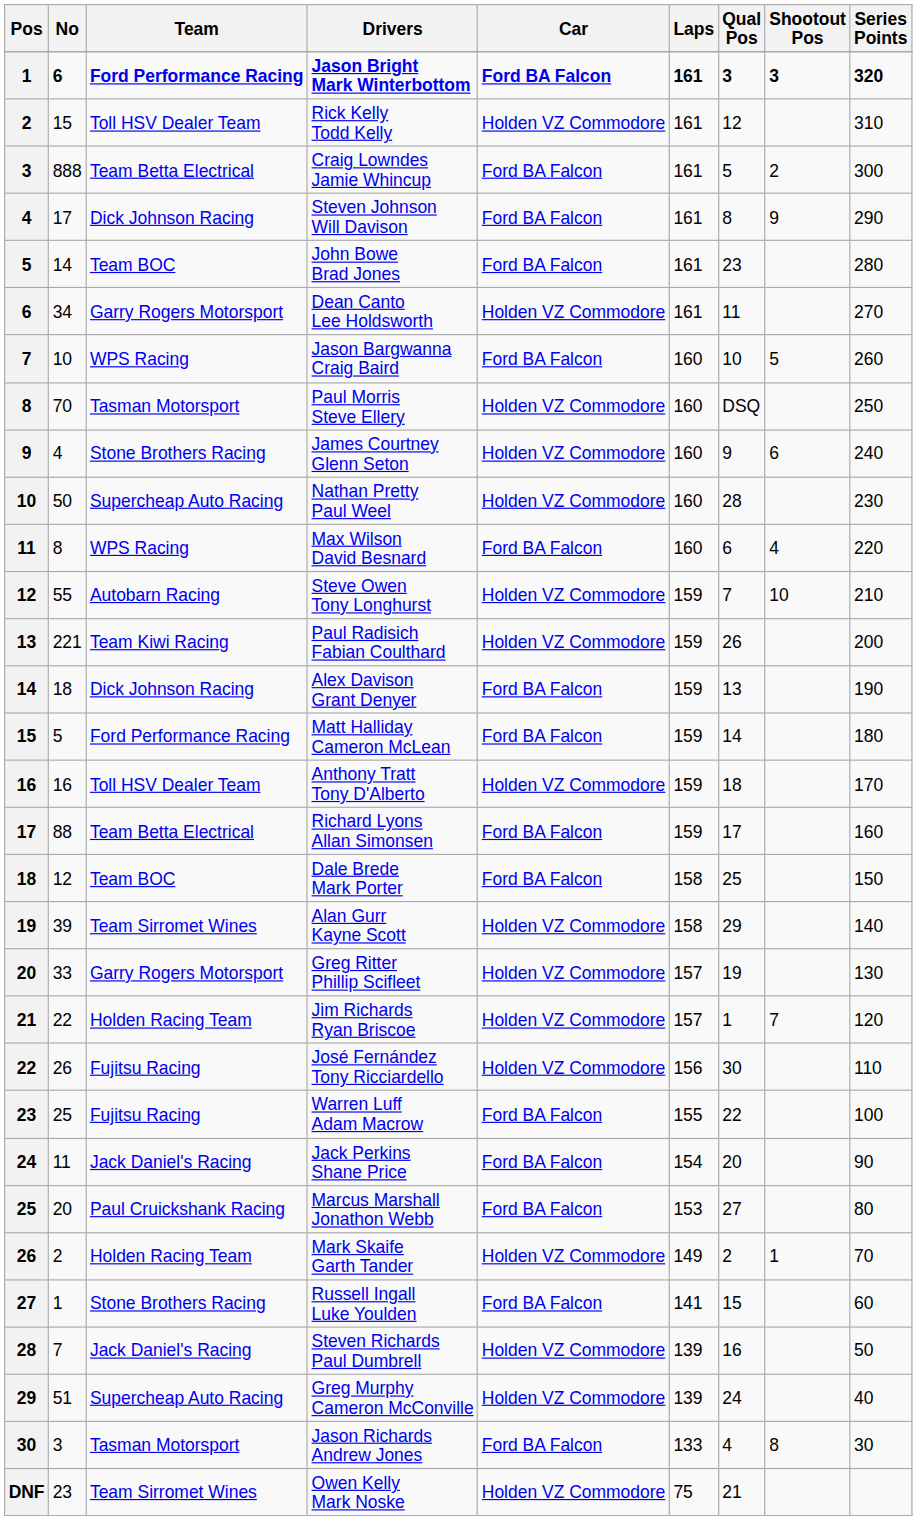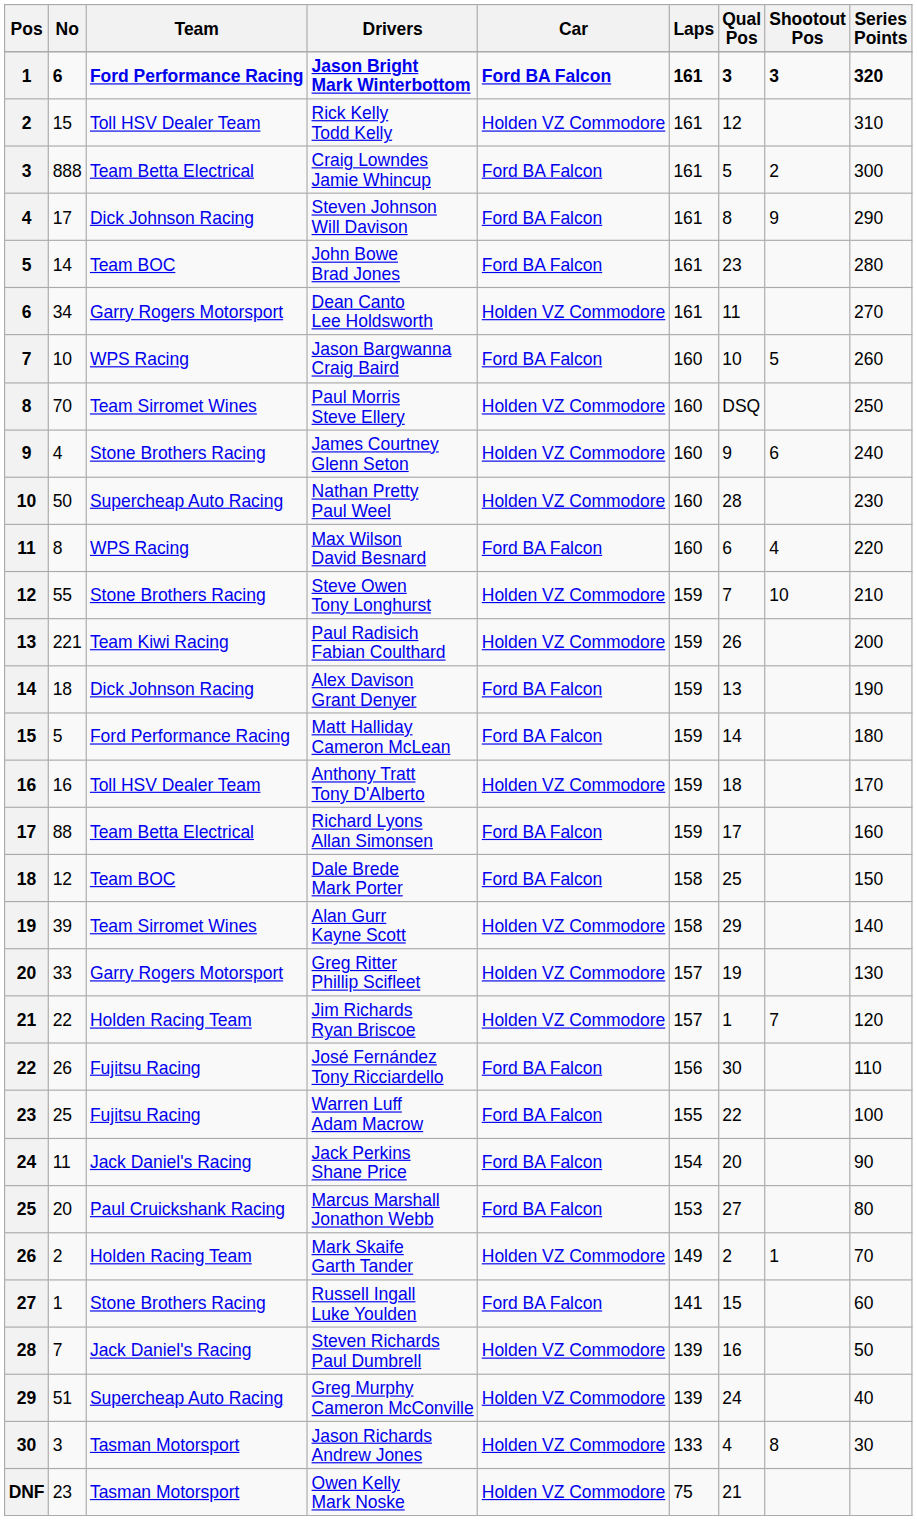(165, 406) Tasman Motorsport -> (173, 406) Team Sirromet Wines
(155, 595) Autobarn Racing -> (178, 595) Stone Brothers Racing
(574, 1067) Holden VZ Commodore -> (542, 1067) Ford BA Falcon
(542, 1445) Ford BA Falcon -> (574, 1445) Holden VZ Commodore
(173, 1492) Team Sirromet Wines -> (165, 1492) Tasman Motorsport
